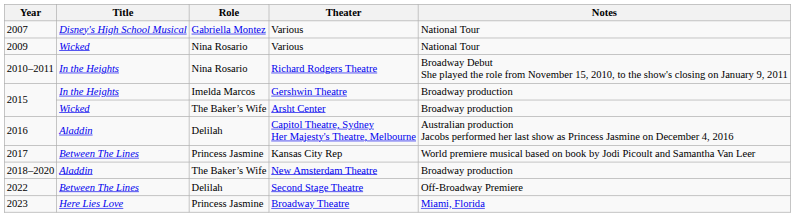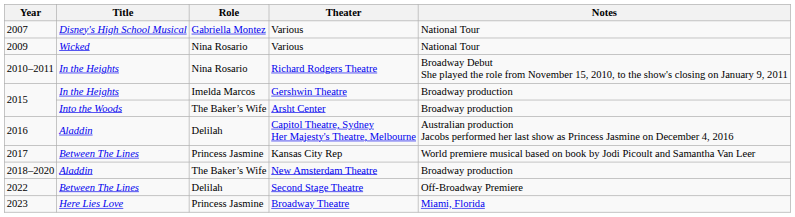(74, 108) Wicked -> (91, 108) Into the Woods
